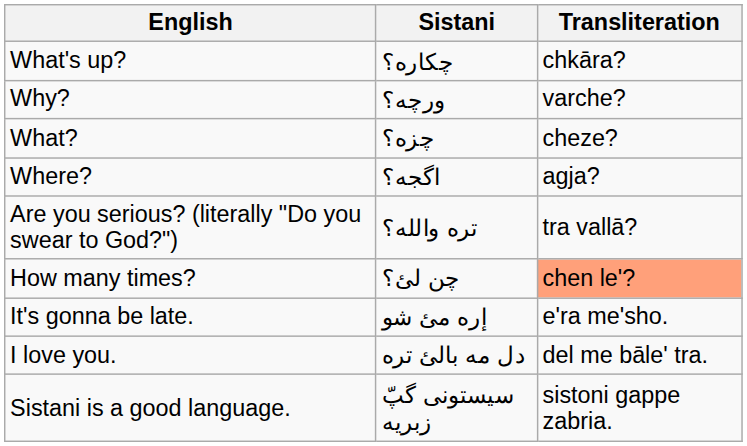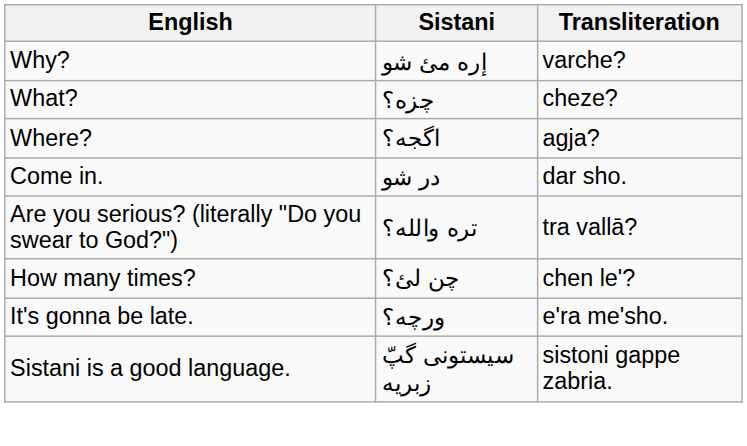- row: (68, 60)
(414, 100) ورچه؟ -> (434, 61) إره مئ شو
+ row: (57, 176)
(589, 278) lightsalmon background -> (589, 278) no background
(434, 317) إره مئ شو -> (414, 317) ورچه؟
- row: (63, 355)
